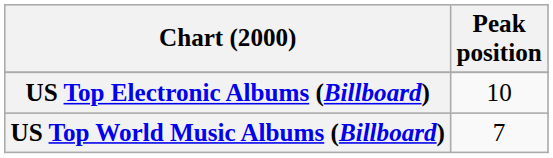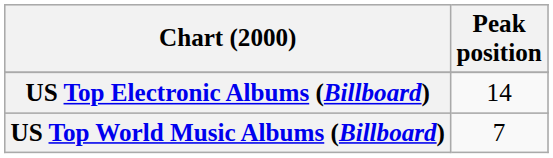(499, 92) 10 -> (499, 92) 14
